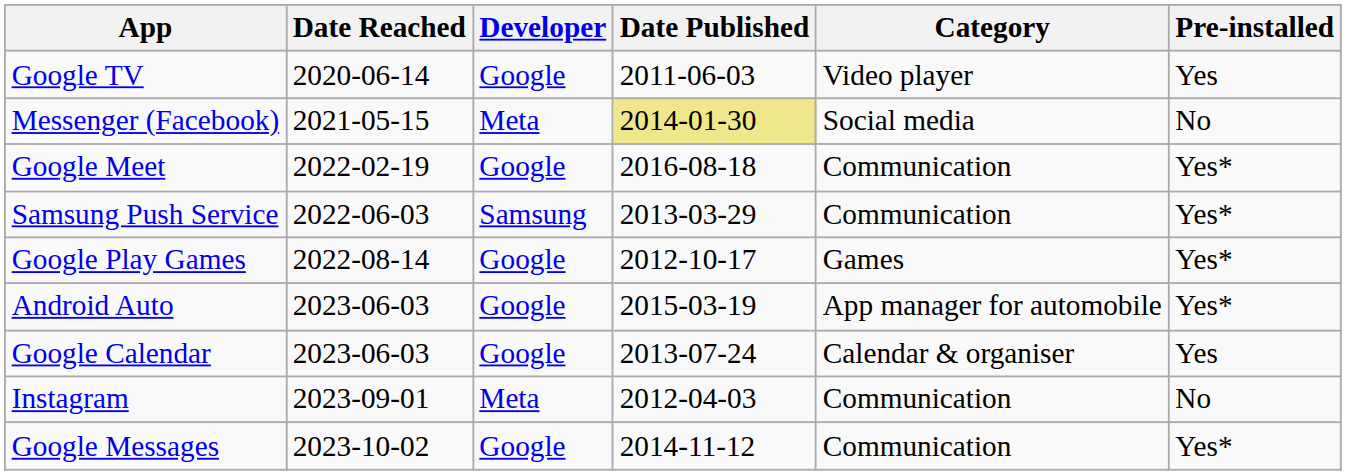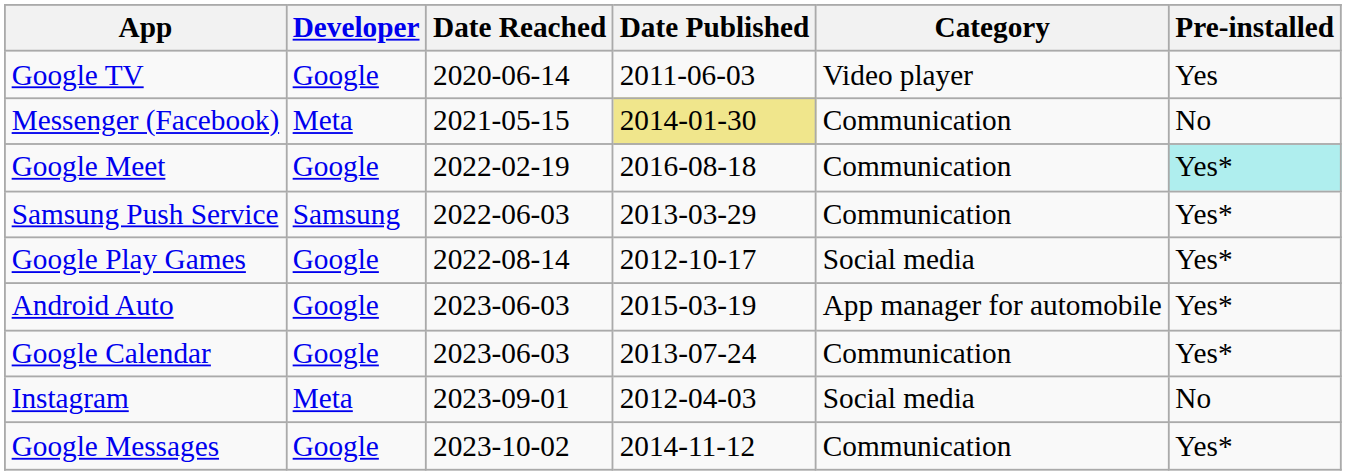columns swapped: (543, 27) <-> (379, 27)
(899, 120) Social media -> (917, 120) Communication
(1204, 167) no background -> (1204, 167) paleturquoise background
(863, 259) Games -> (899, 259) Social media
(948, 352) Calendar & organiser -> (917, 352) Communication
(1197, 352) Yes -> (1204, 352) Yes*
(917, 399) Communication -> (899, 399) Social media
